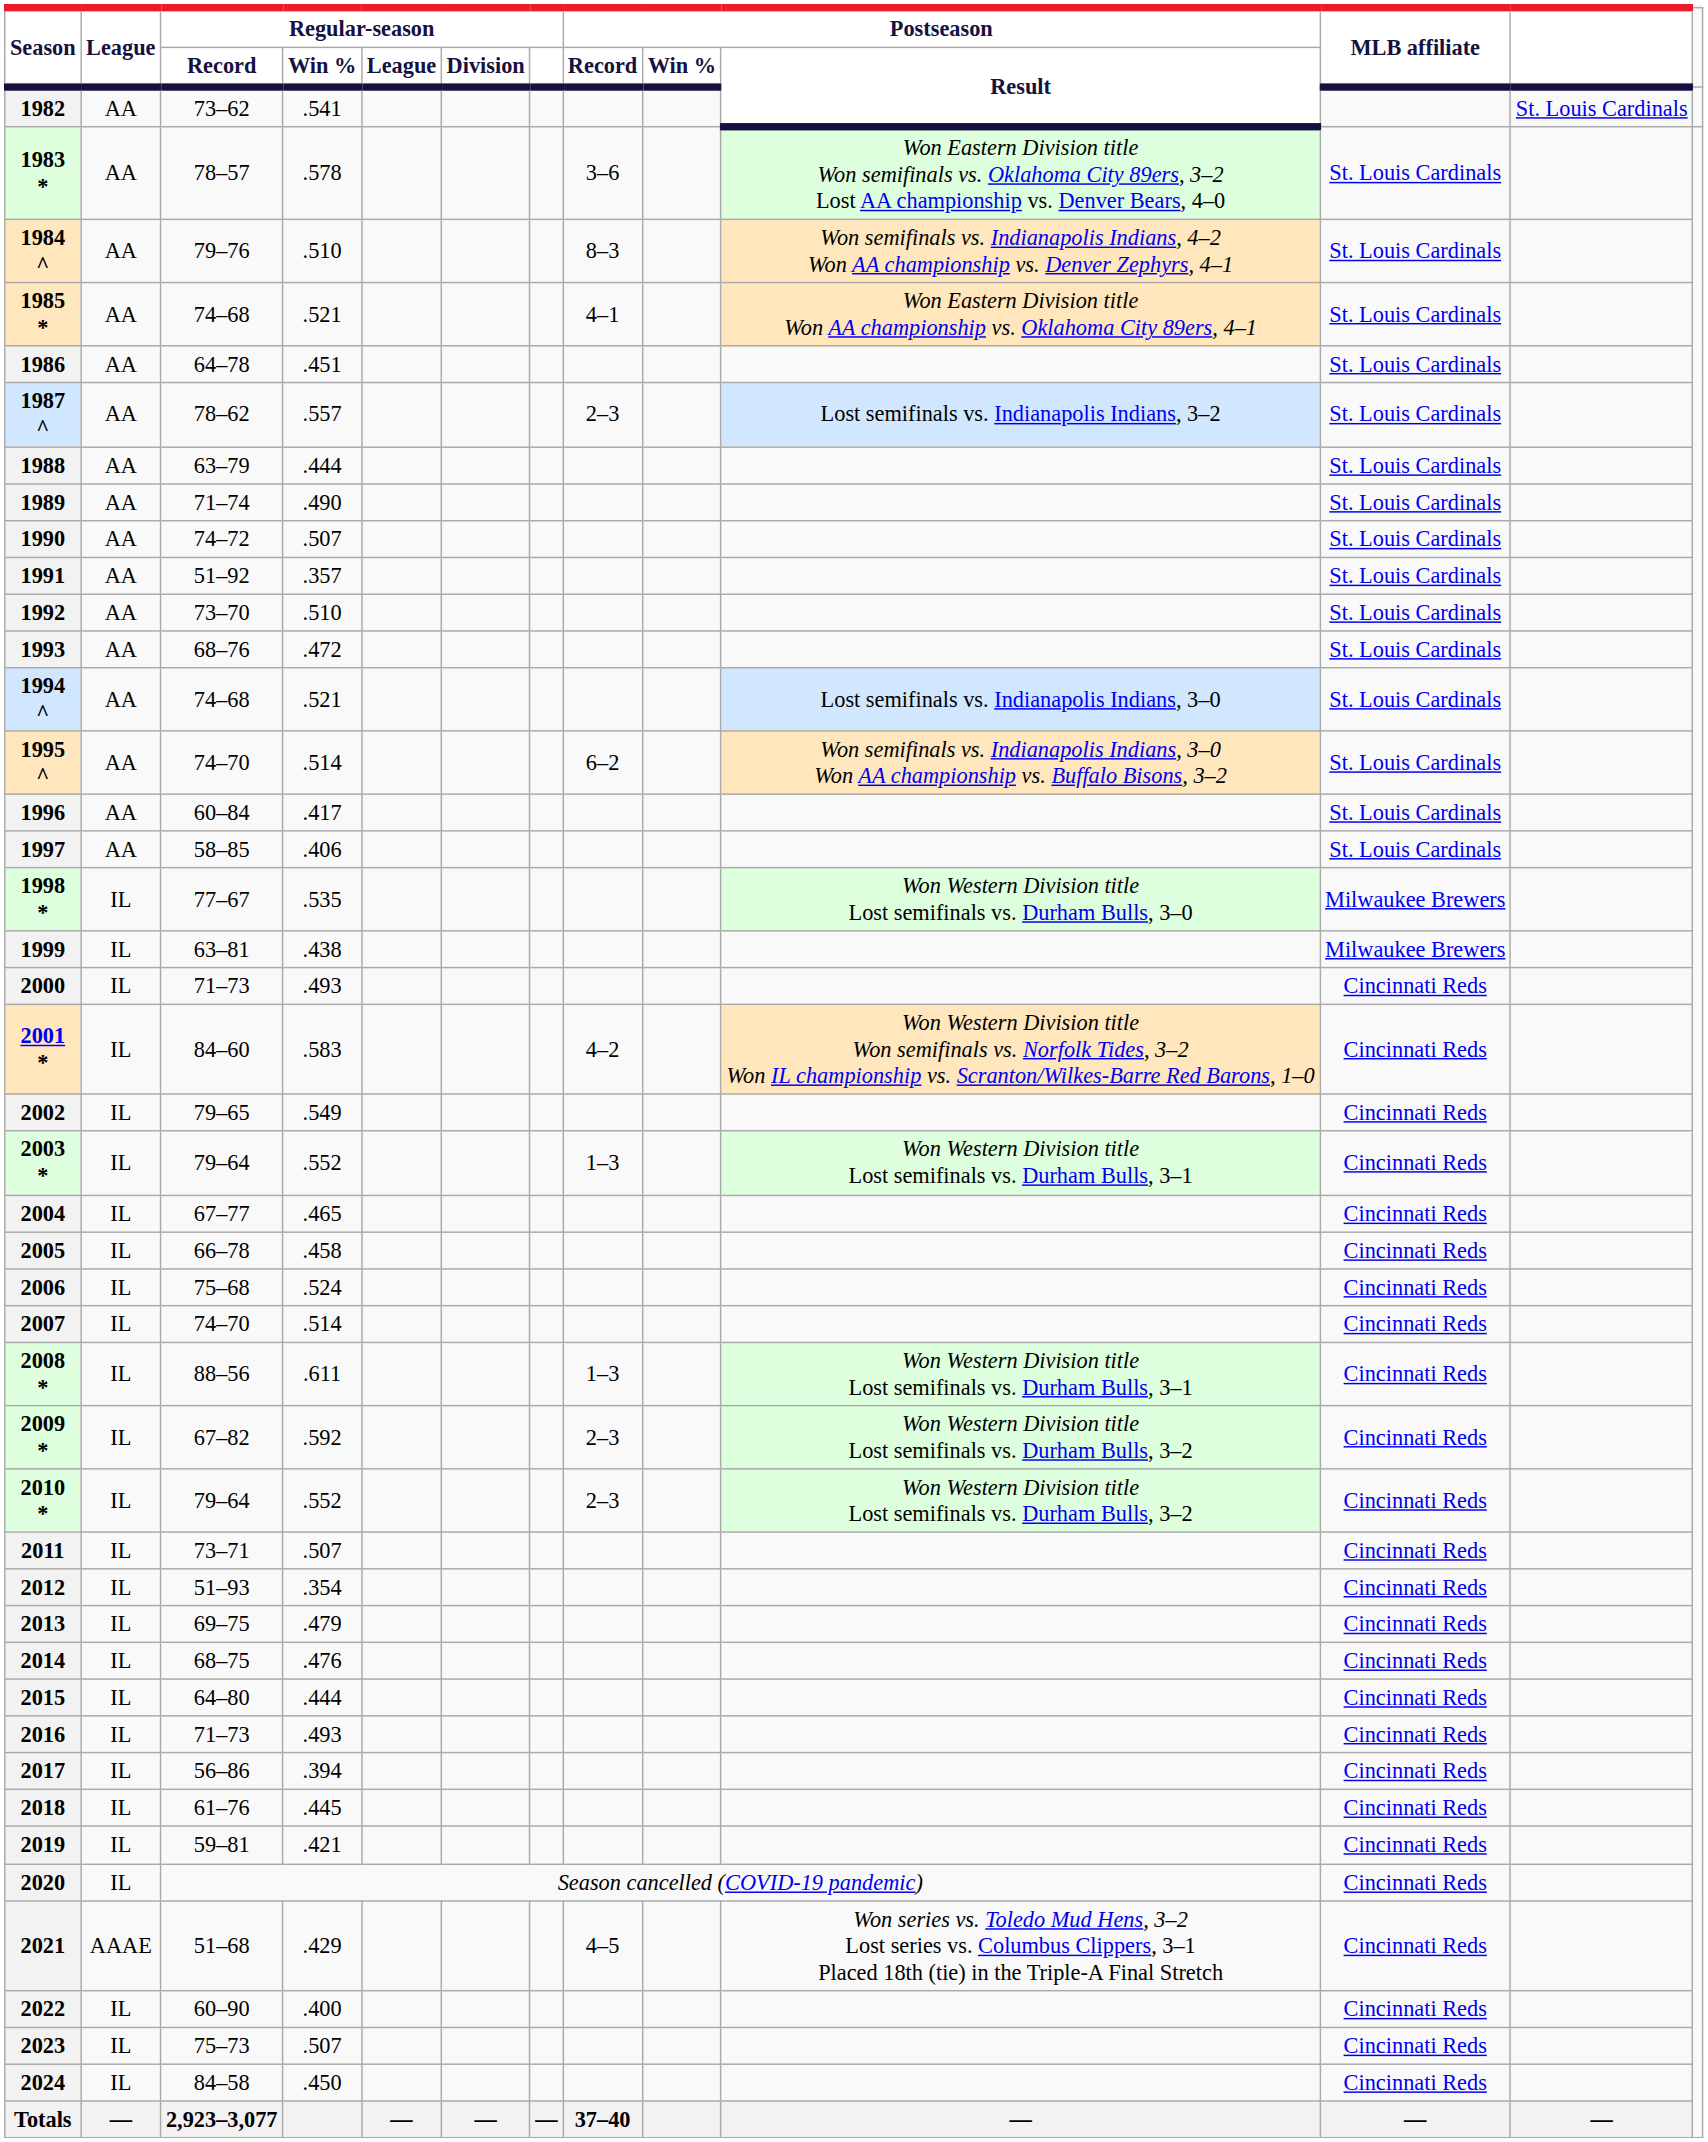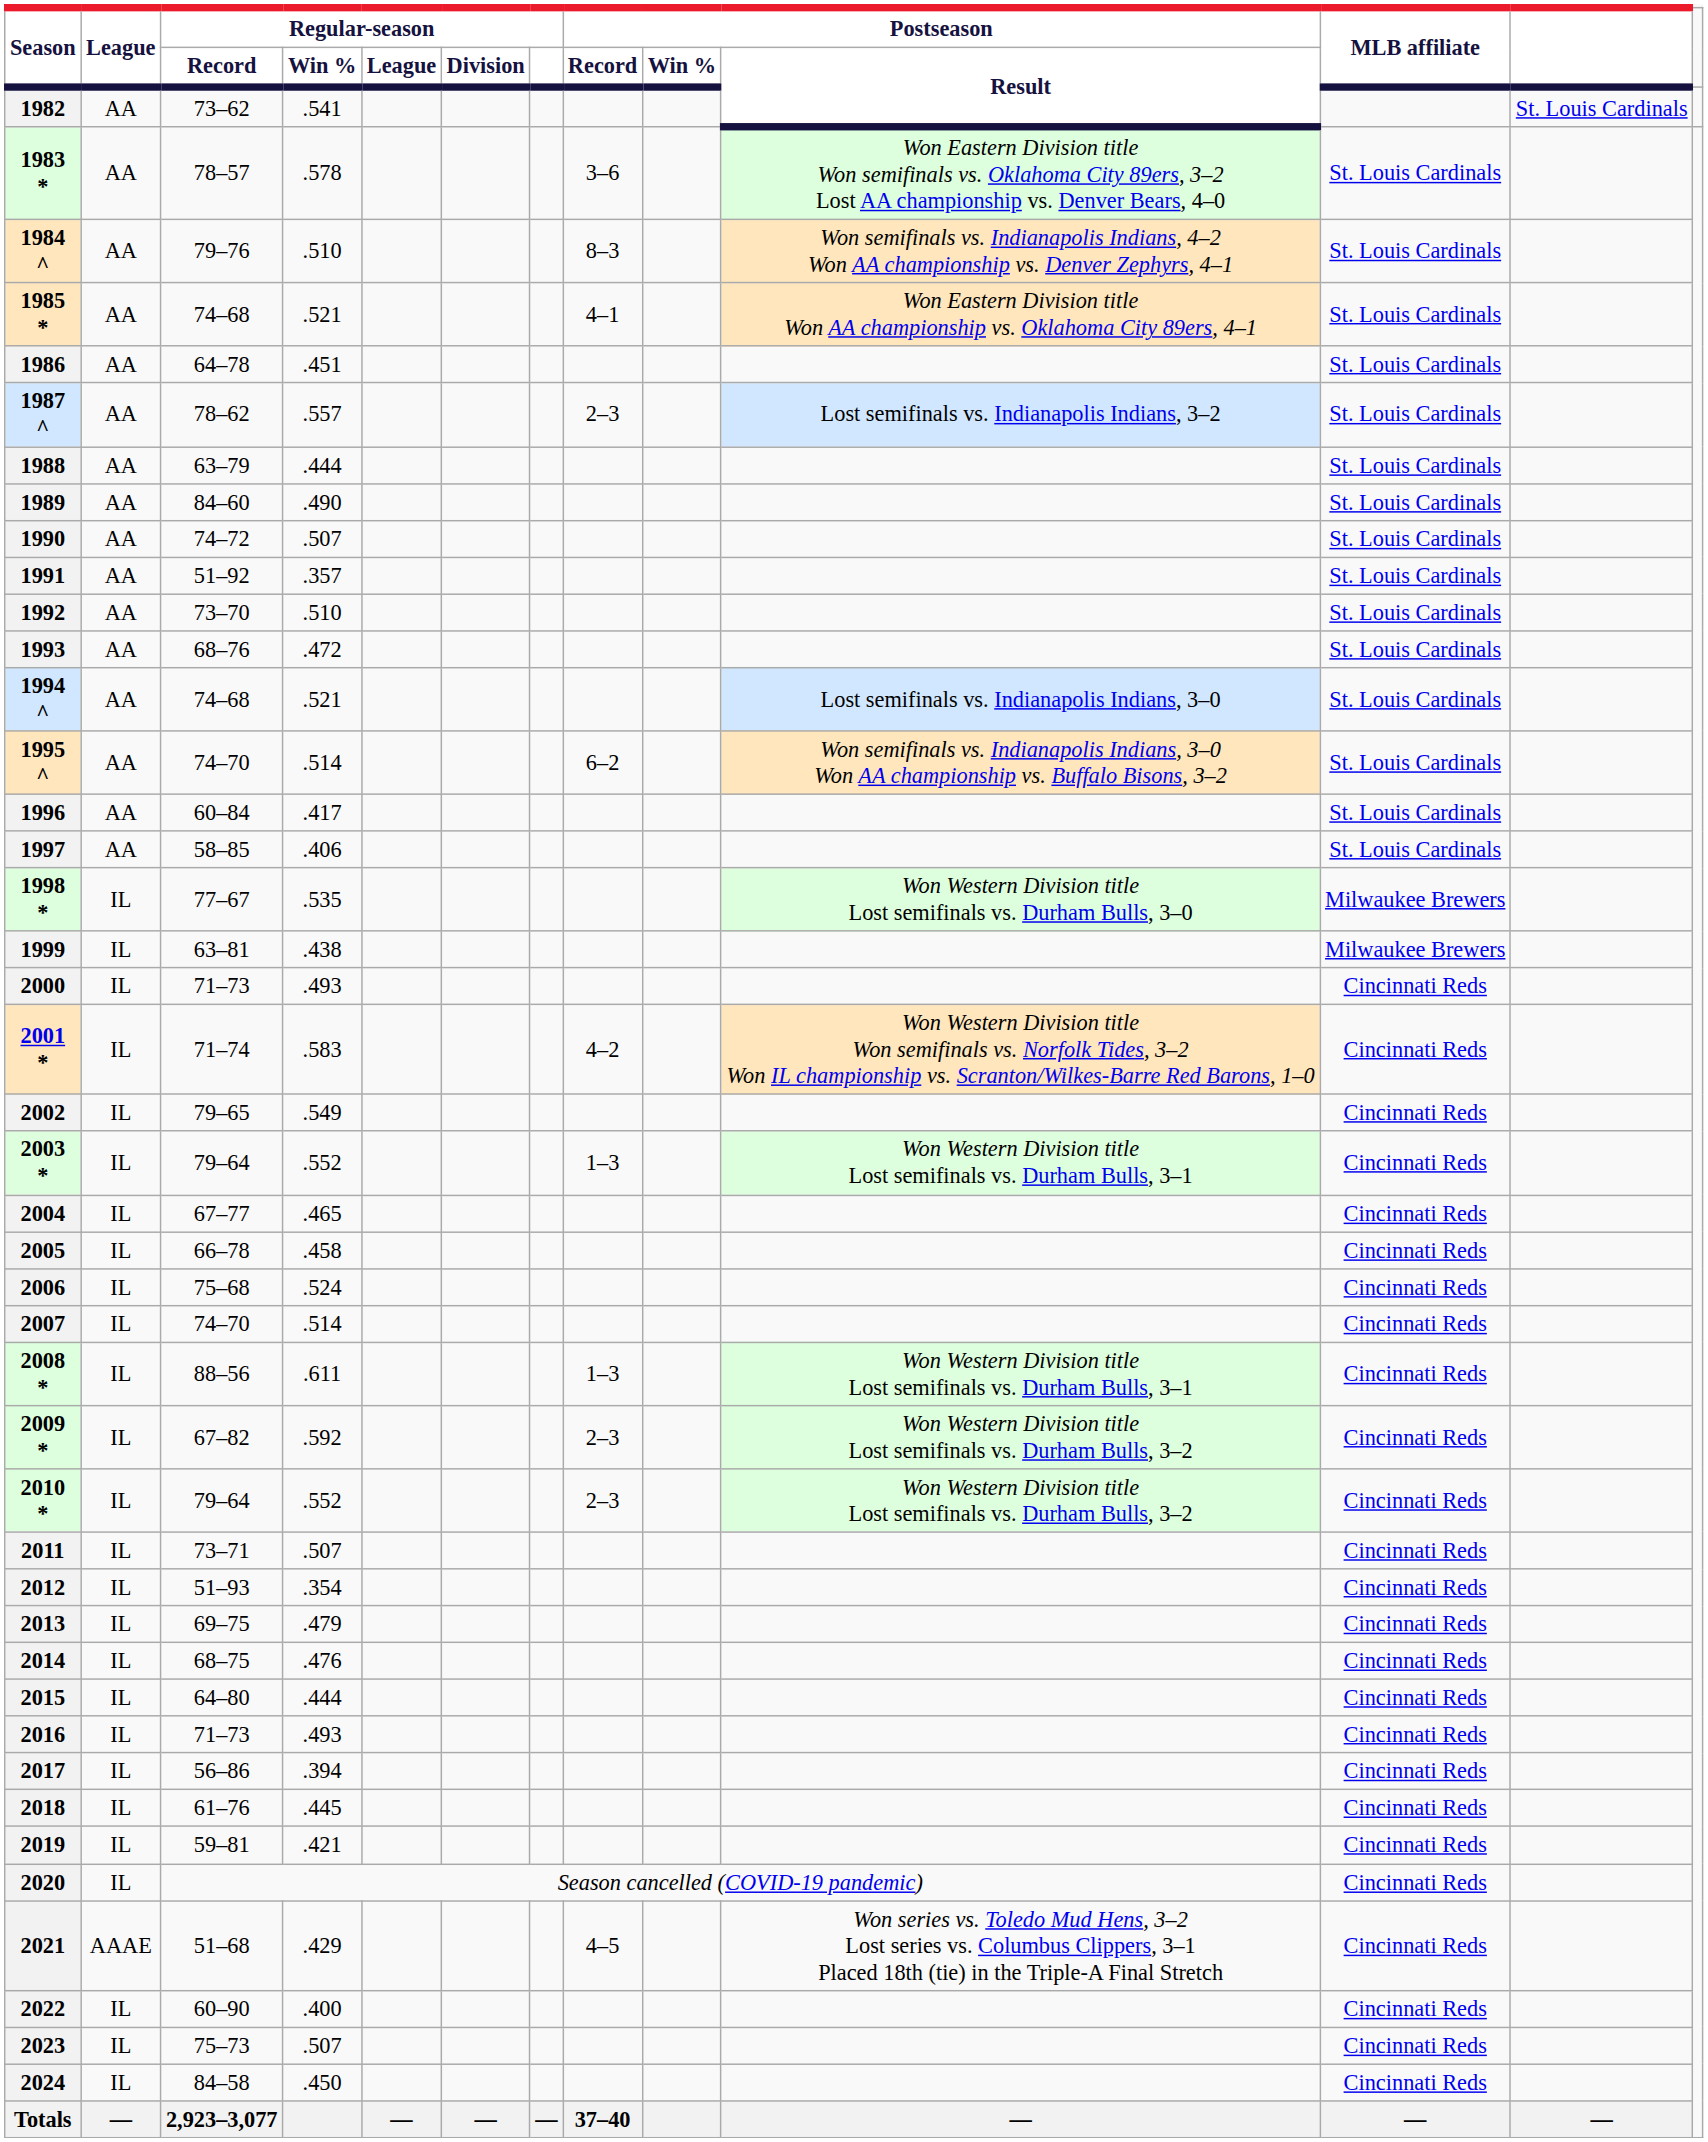(222, 501) 71–74 -> (222, 501) 84–60
(222, 1049) 84–60 -> (222, 1049) 71–74
